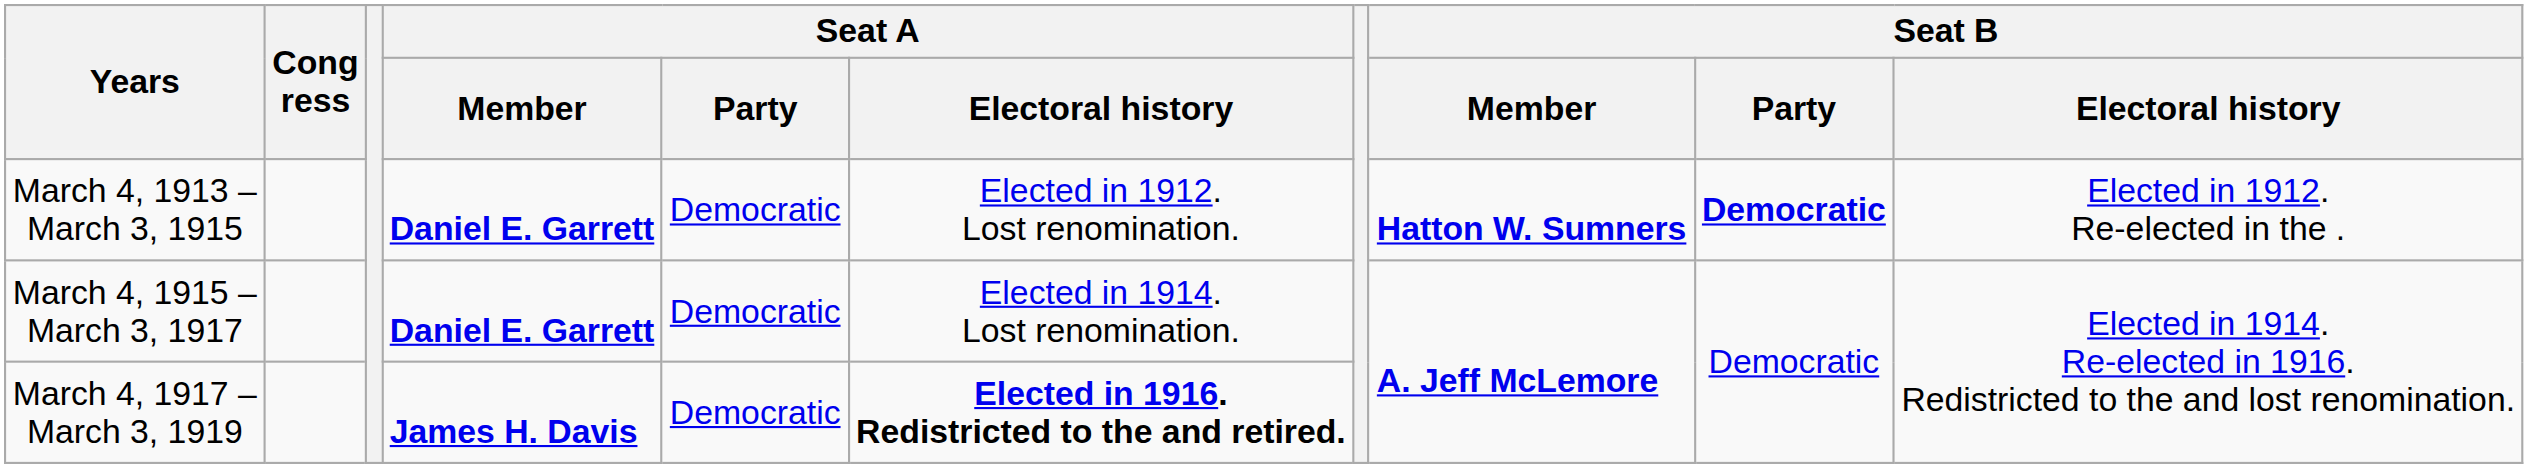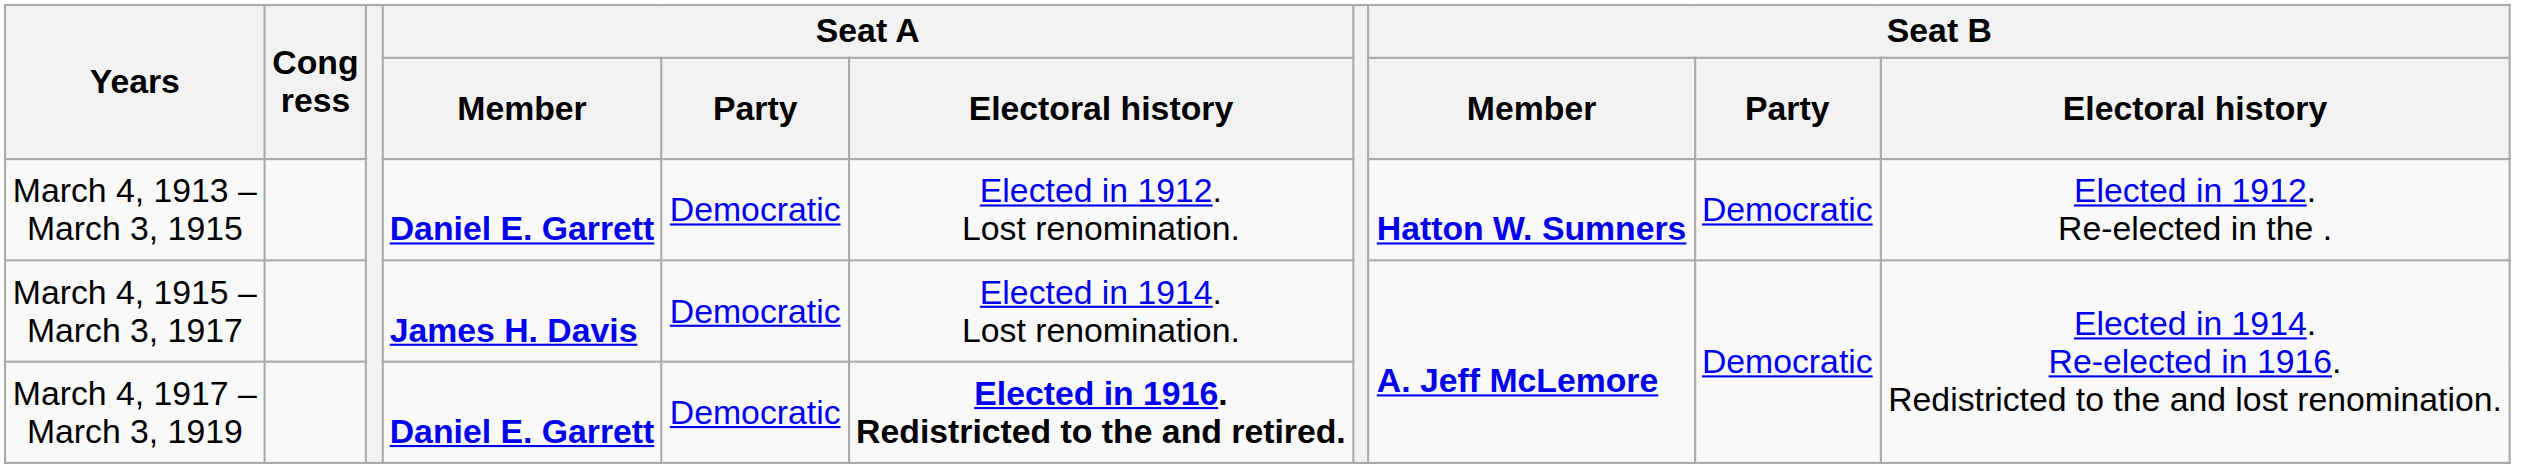(1794, 209) bold -> (1787, 209) normal
(522, 330) Daniel E. Garrett -> (514, 330) James H. Davis
(514, 431) James H. Davis -> (522, 431) Daniel E. Garrett
